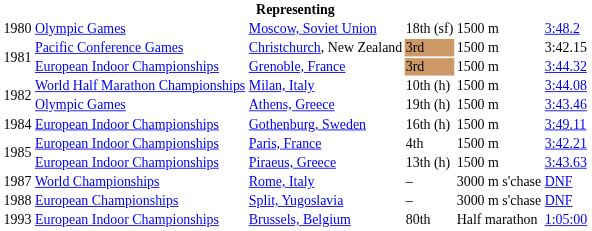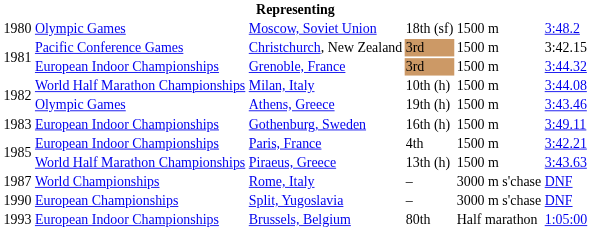(18, 124) 1984 -> (18, 124) 1983
(127, 162) European Indoor Championships -> (140, 162) World Half Marathon Championships
(18, 200) 1988 -> (18, 200) 1990
